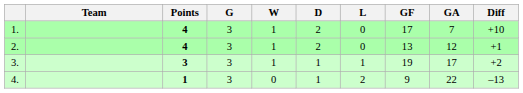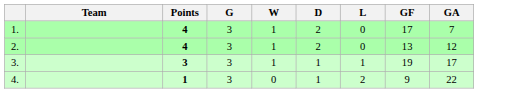- column: (496, 12)
